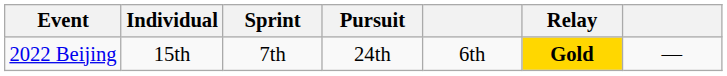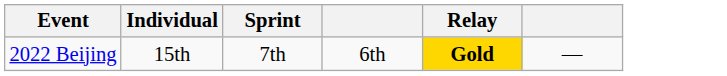- column: (372, 20)
